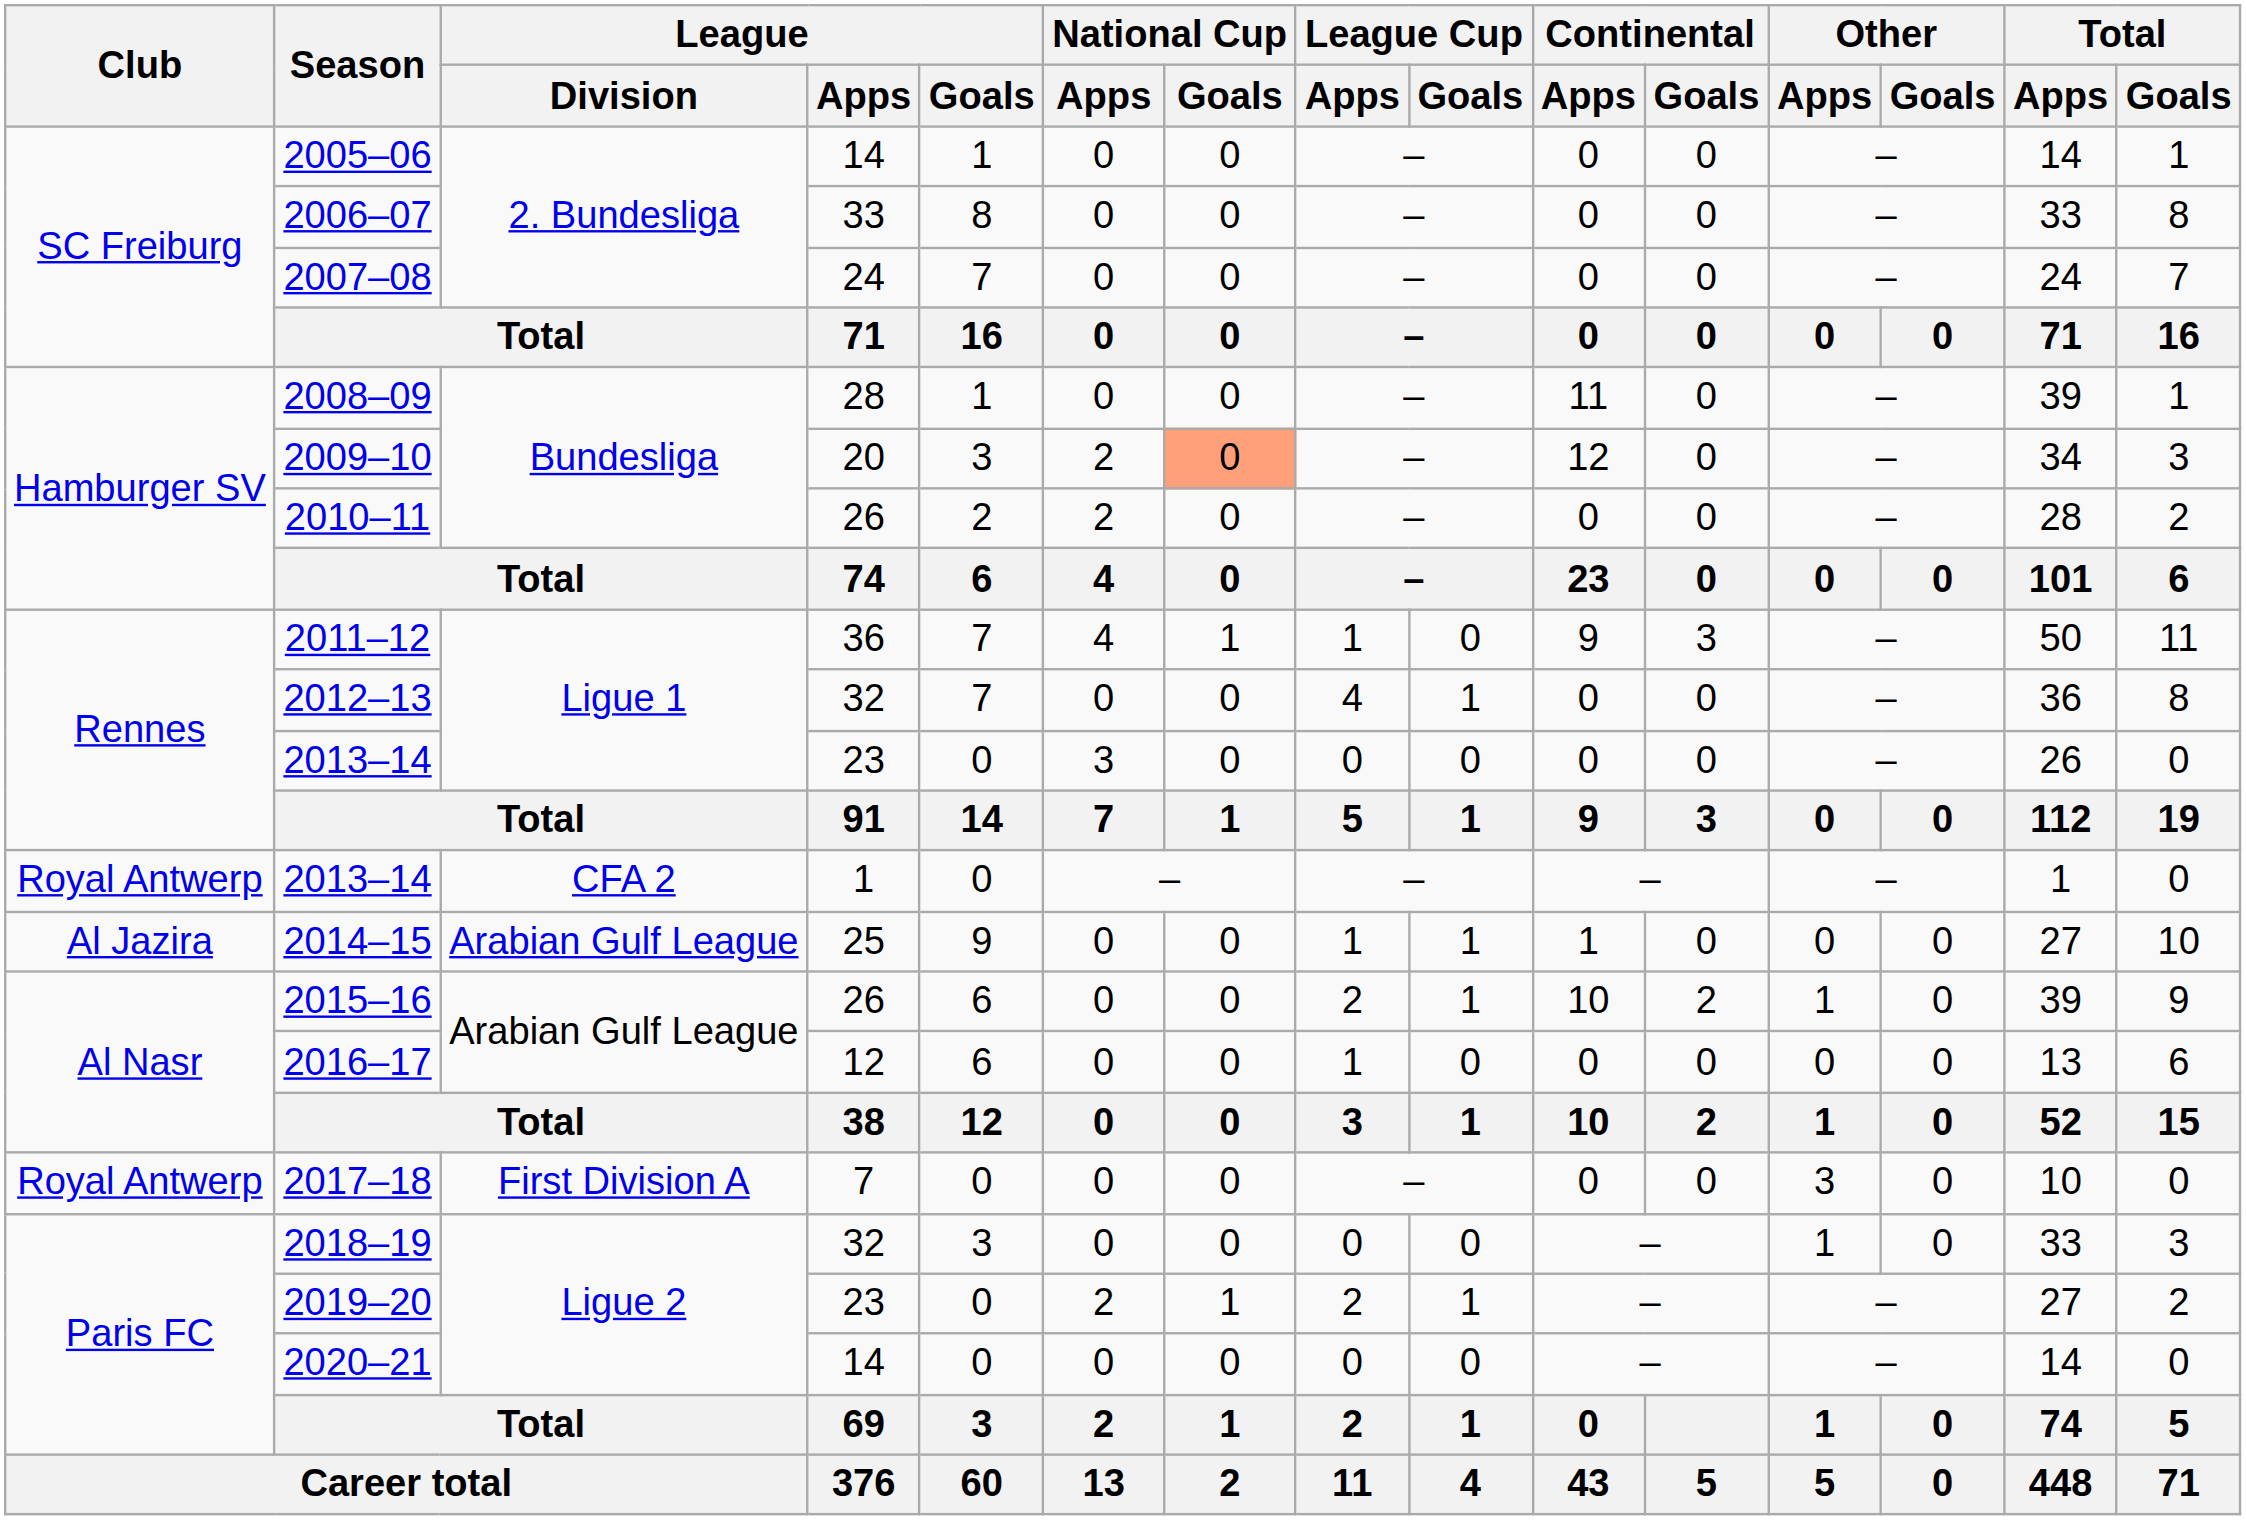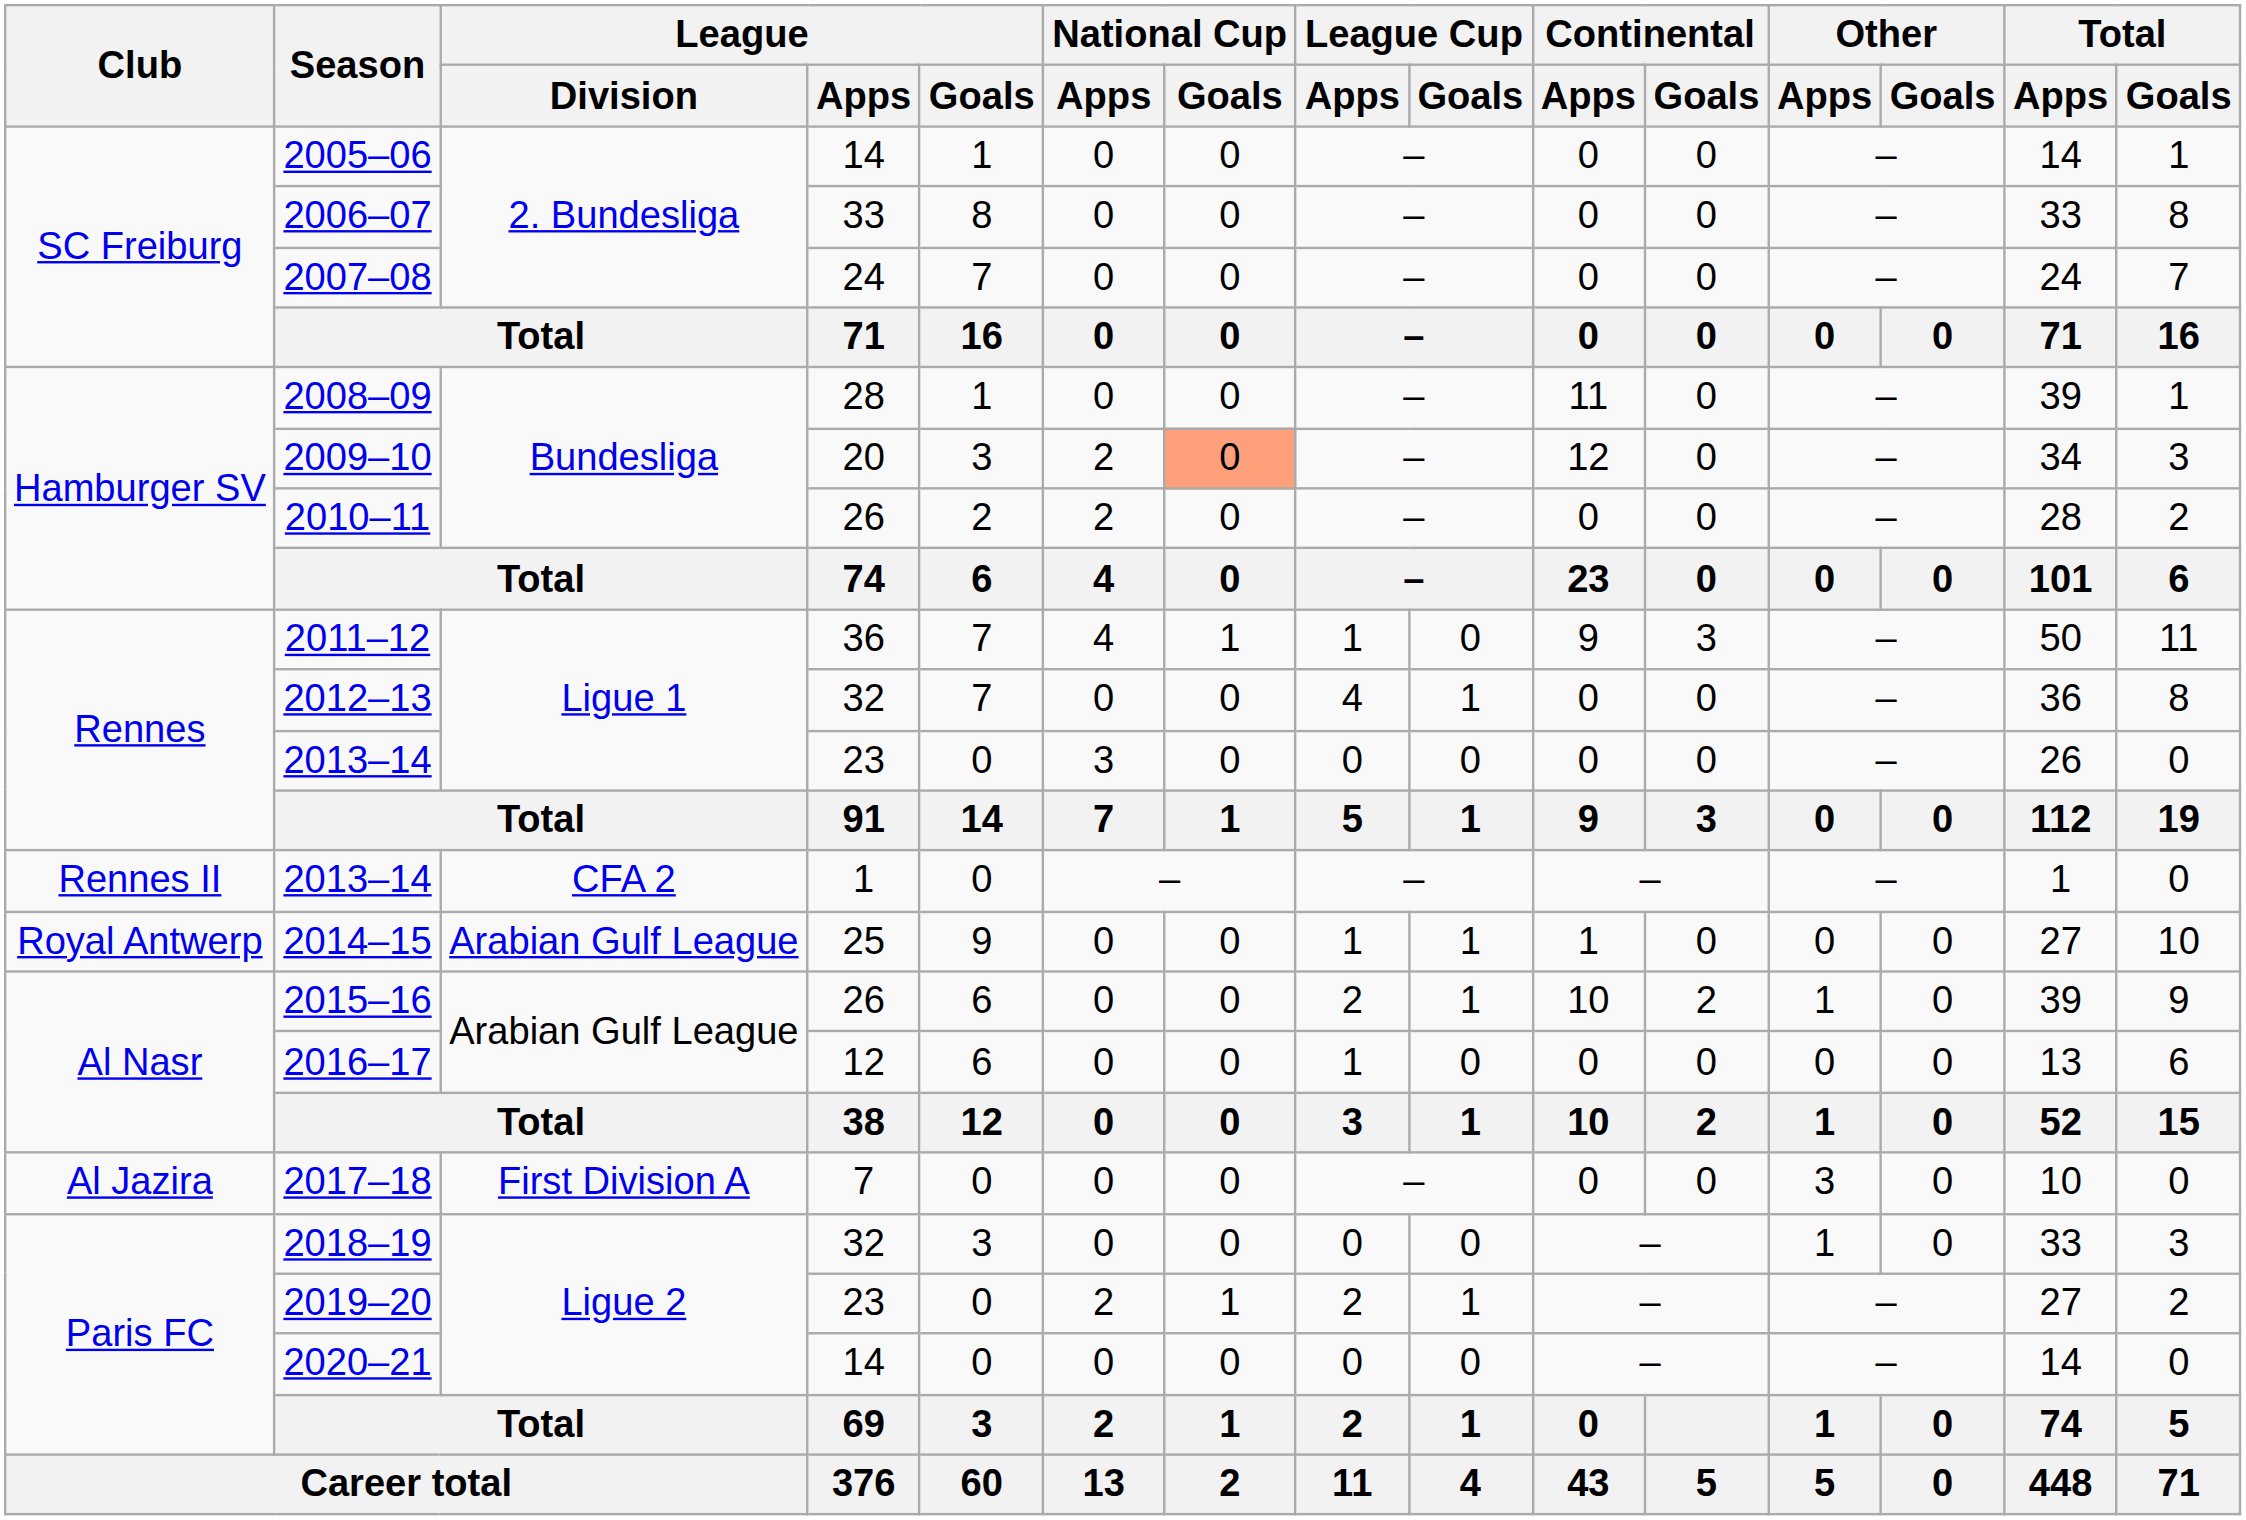(140, 880) Royal Antwerp -> (140, 880) Rennes II
(140, 940) Al Jazira -> (140, 940) Royal Antwerp
(140, 1182) Royal Antwerp -> (140, 1182) Al Jazira
